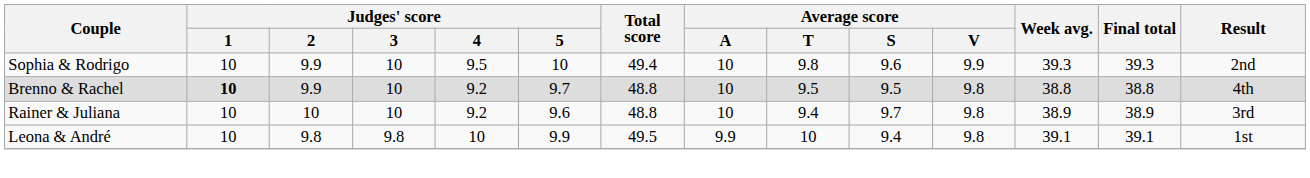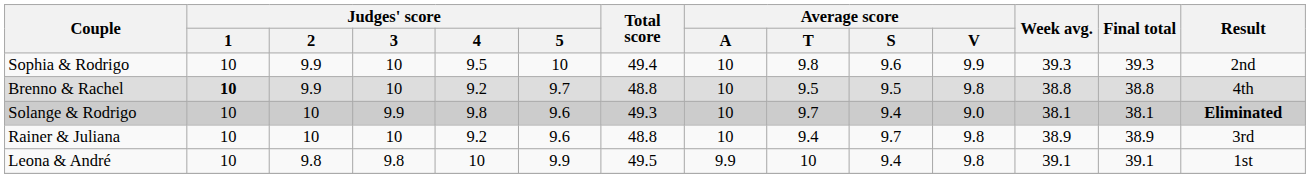+ row: (72, 112)
